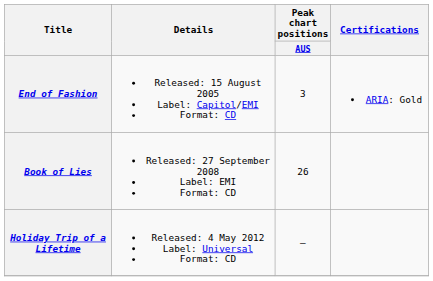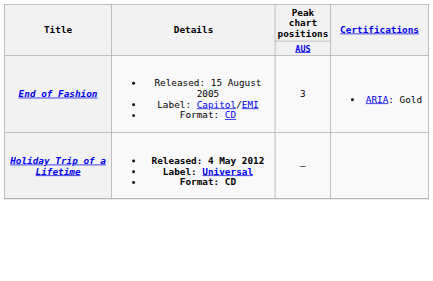- row: (58, 171)
(194, 248) normal -> (194, 171) bold
